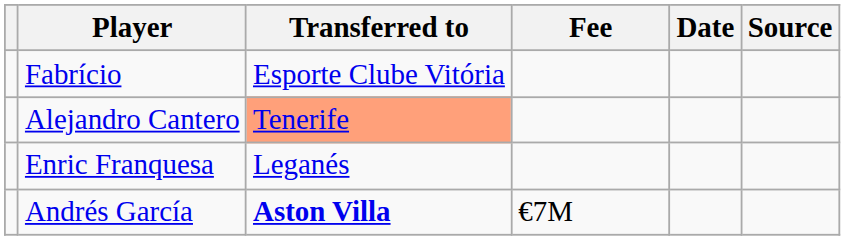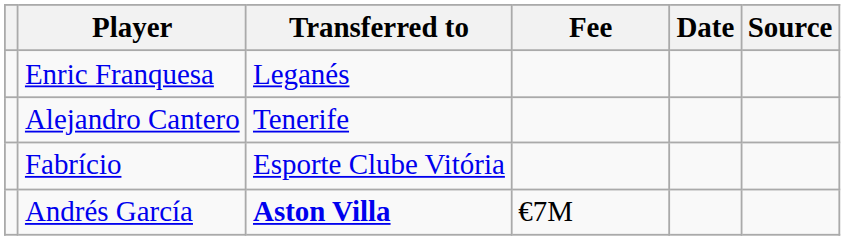rows swapped: (119, 165) <-> (73, 73)
(301, 119) lightsalmon background -> (301, 119) no background
